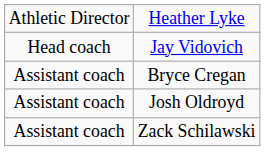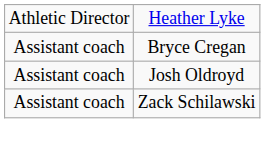- row: (197, 46)
